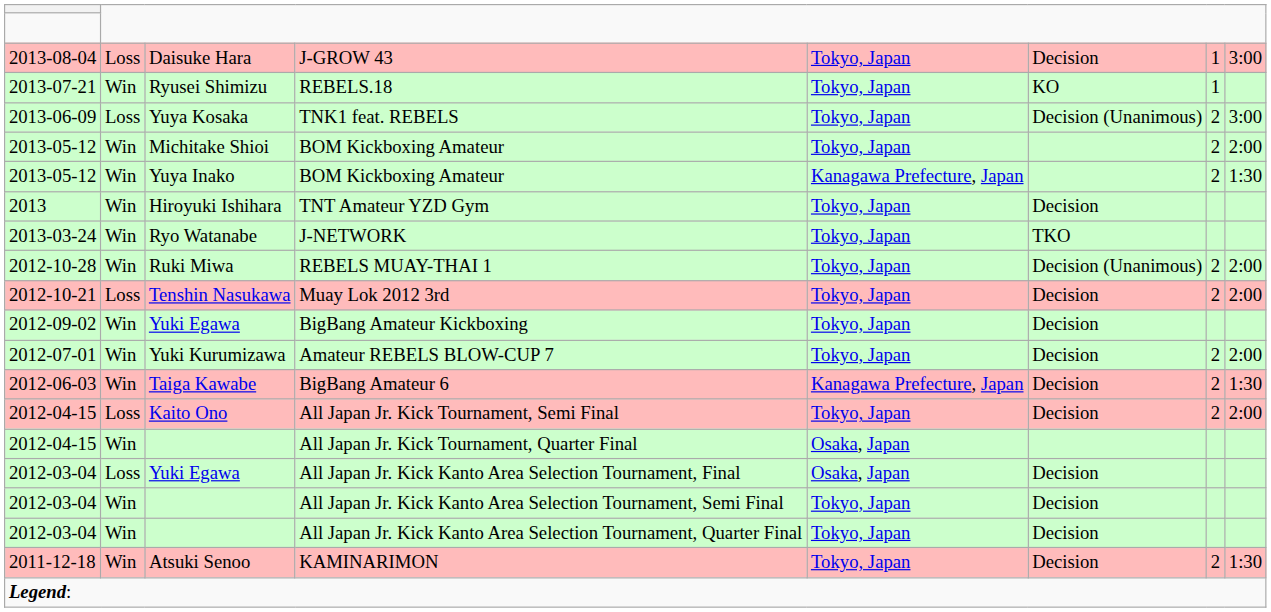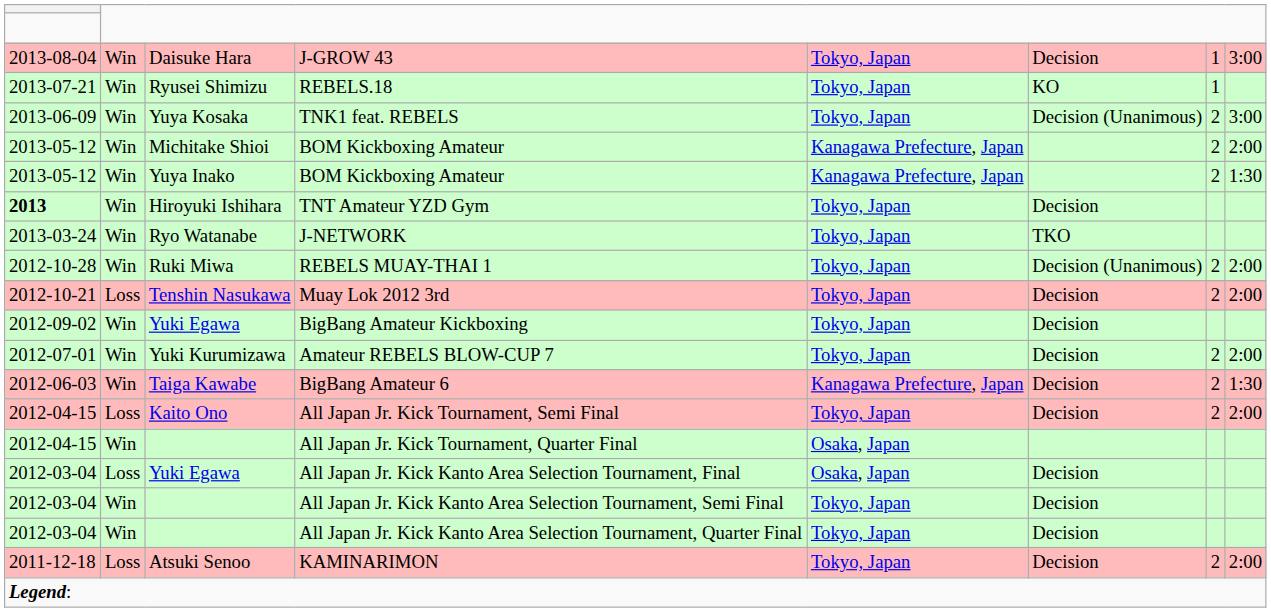(123, 57) Loss -> (121, 57) Win
(123, 117) Loss -> (121, 117) Win
(861, 146) Tokyo, Japan -> (917, 146) Kanagawa Prefecture, Japan
(28, 206) normal -> (28, 206) bold
(121, 562) Win -> (123, 562) Loss
(1245, 562) 1:30 -> (1245, 562) 2:00
